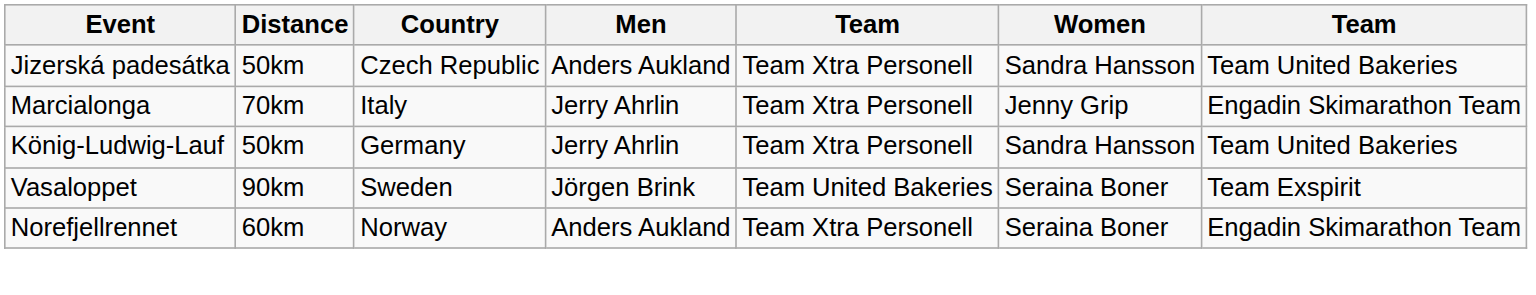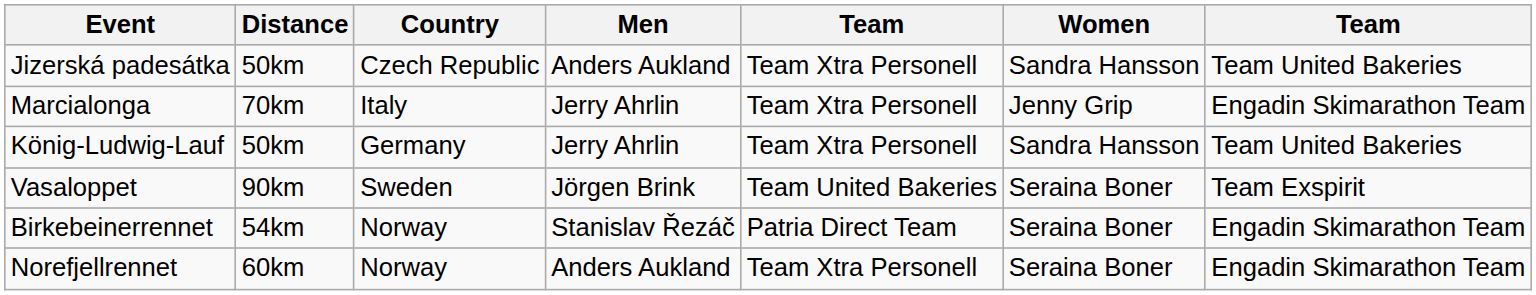+ row: (112, 227)
